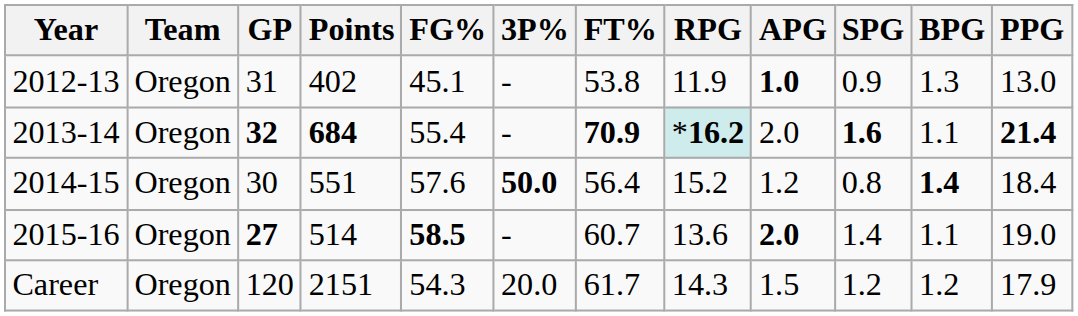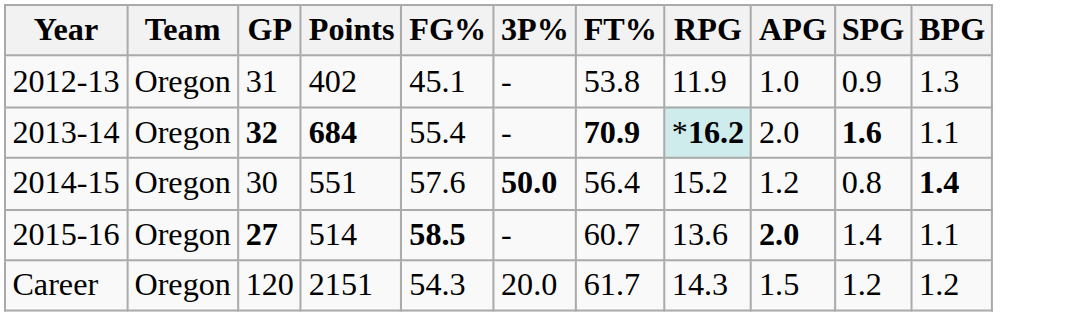- column: (1032, 30)
(779, 81) bold -> (779, 81) normal
